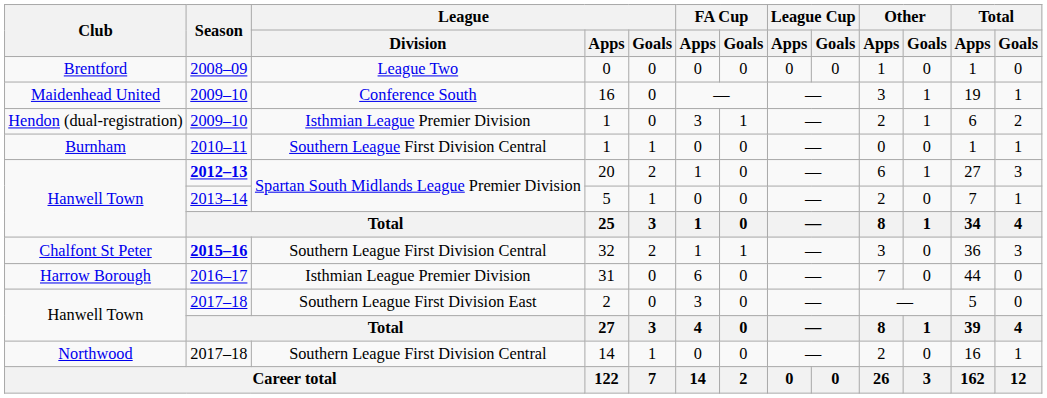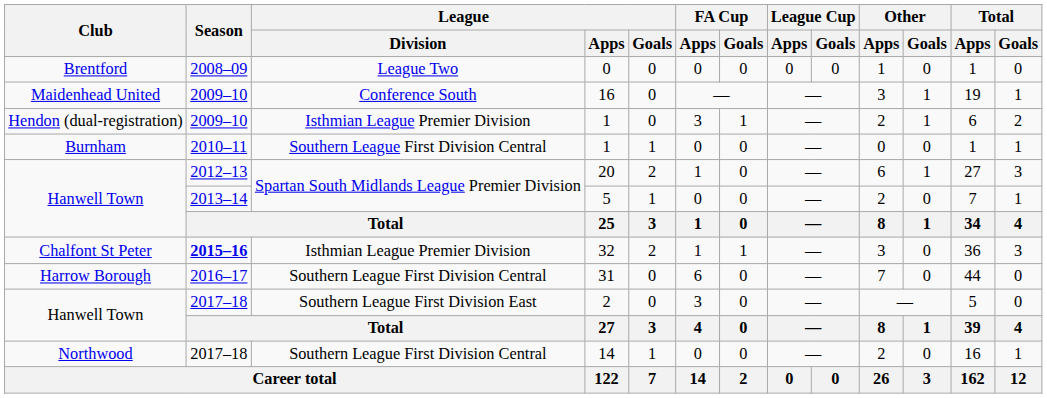(219, 172) bold -> (219, 172) normal
(418, 250) Southern League First Division Central -> (418, 250) Isthmian League Premier Division
(418, 276) Isthmian League Premier Division -> (418, 276) Southern League First Division Central
